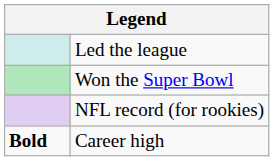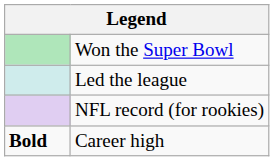rows swapped: (154, 79) <-> (131, 49)
